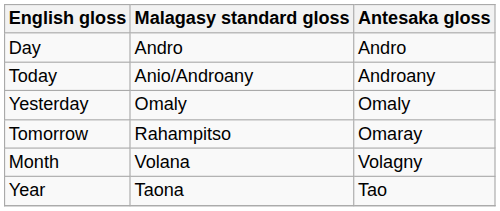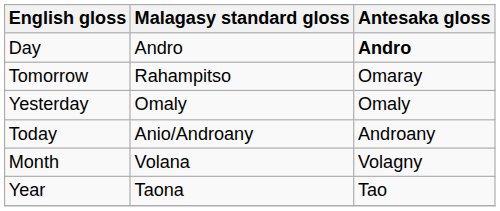(382, 47) normal -> (385, 47) bold
rows swapped: (33, 76) <-> (48, 133)
